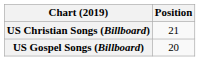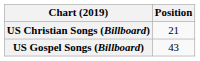(174, 47) 20 -> (174, 47) 43
